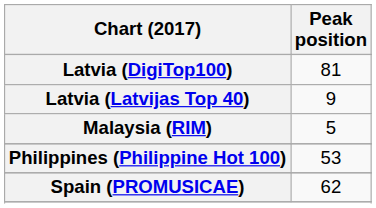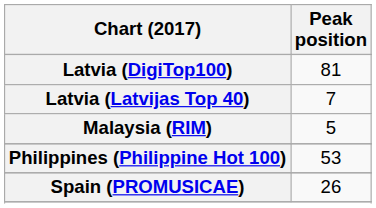(331, 98) 9 -> (331, 98) 7
(331, 187) 62 -> (331, 187) 26
